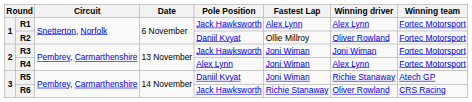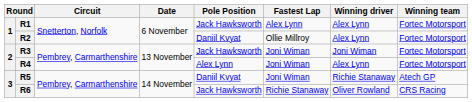(361, 37) Oliver Rowland -> (351, 37) Alex Lynn
